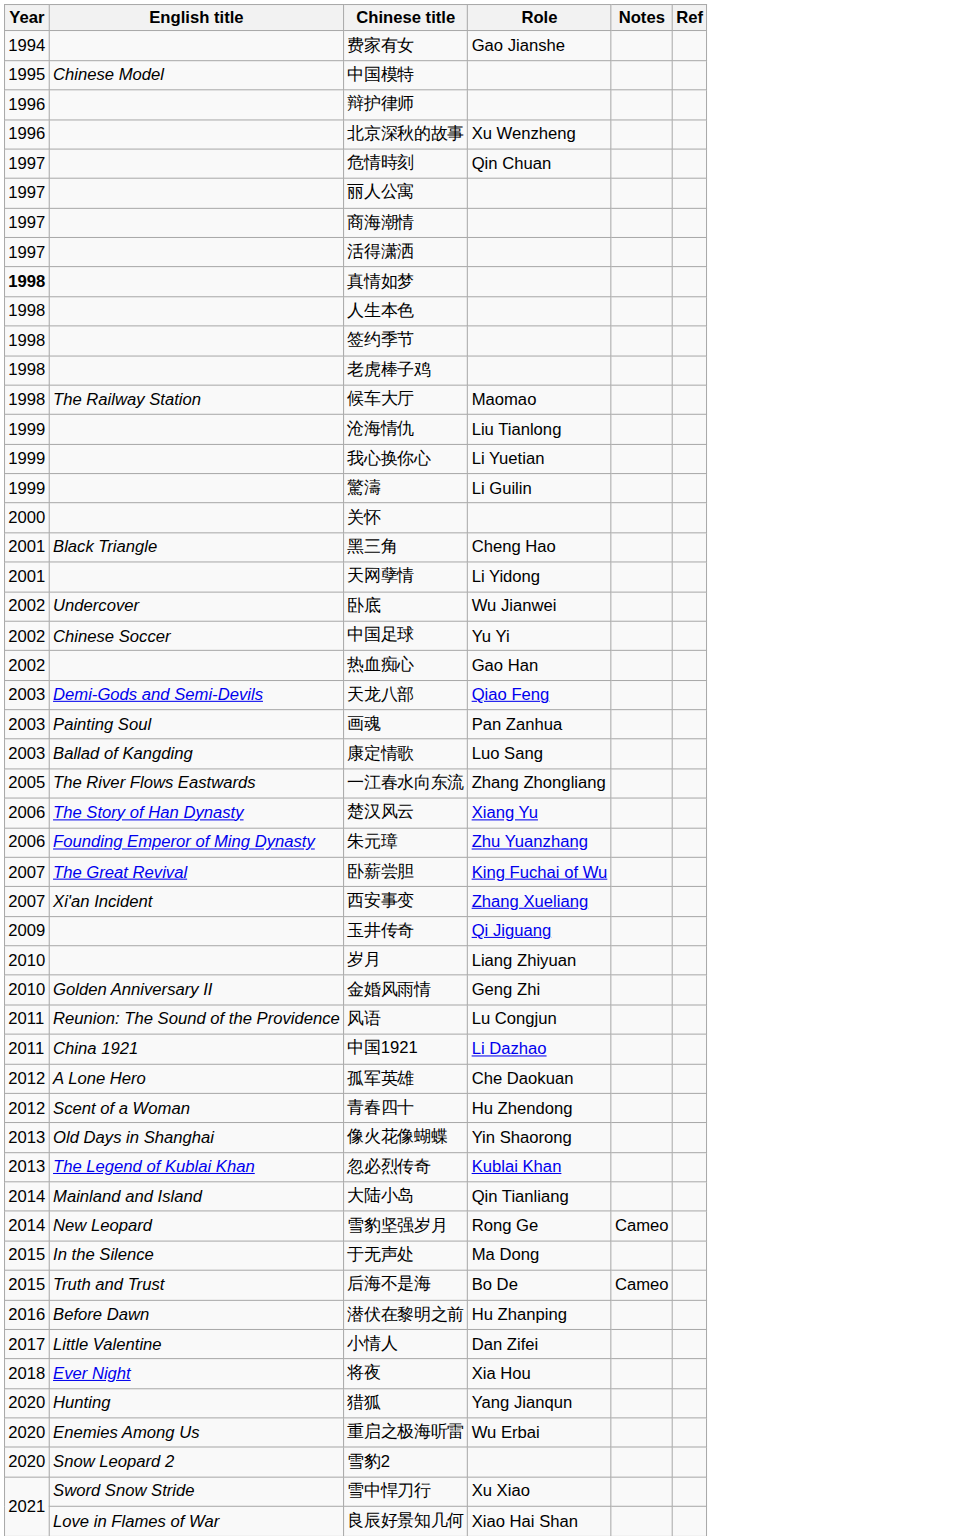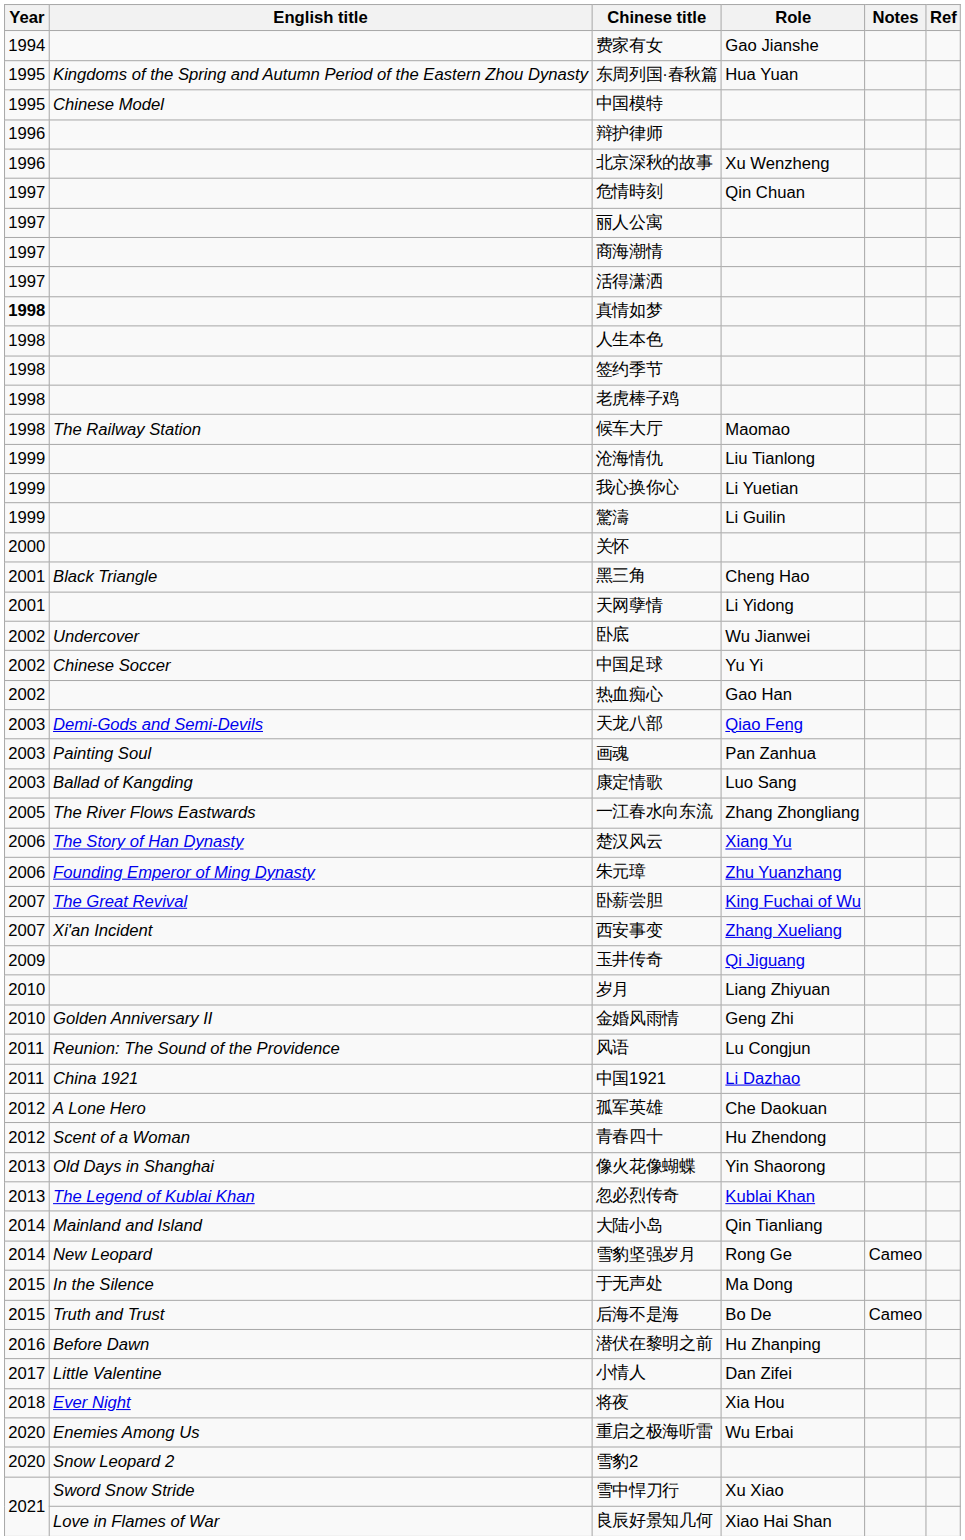+ row: (657, 74)
- row: (364, 1402)
